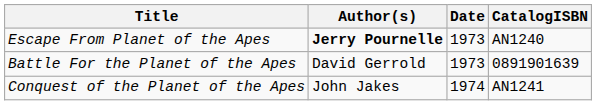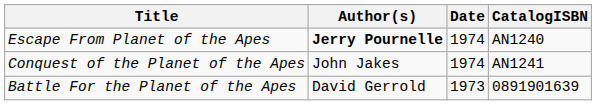(468, 40) 1973 -> (468, 40) 1974
rows swapped: (152, 64) <-> (157, 88)
